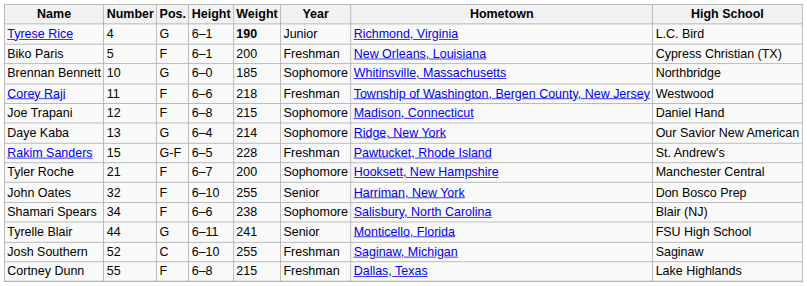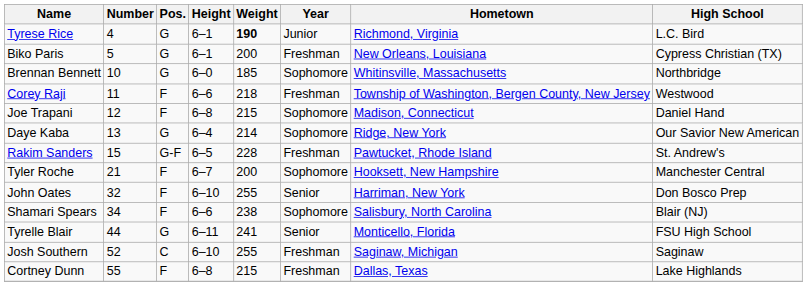(163, 53) F -> (164, 53) G
